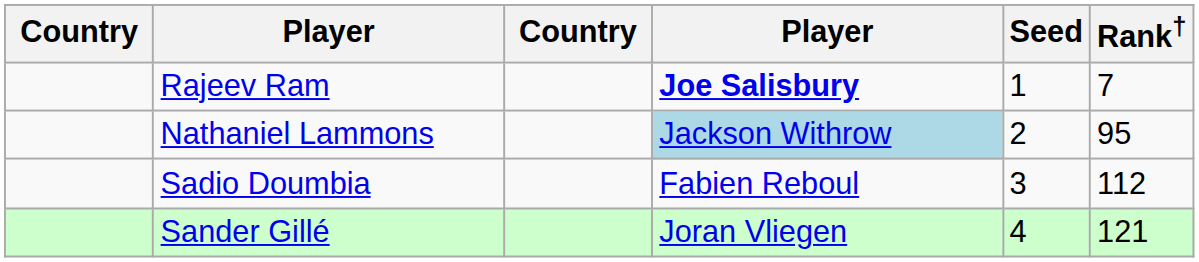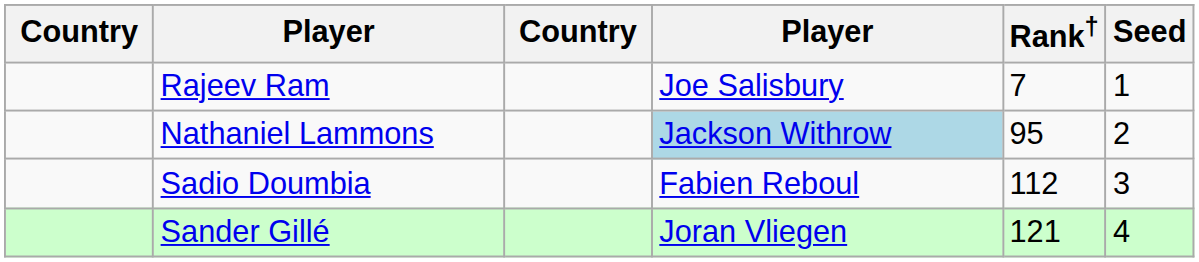columns swapped: (1142, 33) <-> (1046, 32)
(759, 85) bold -> (752, 85) normal
